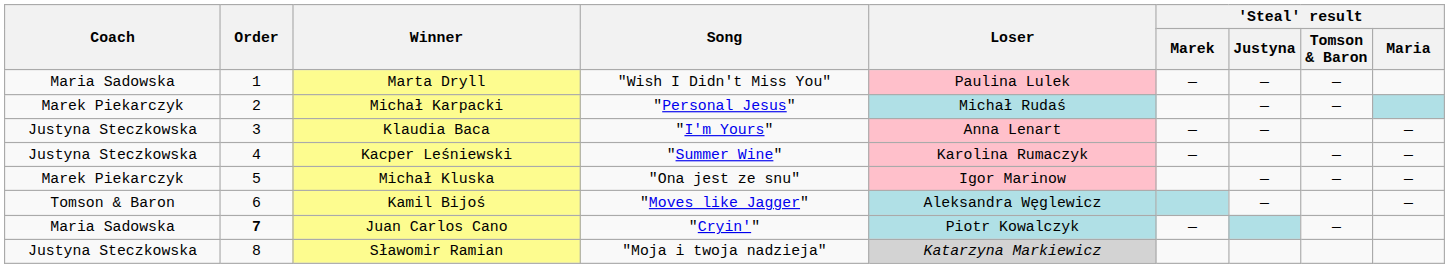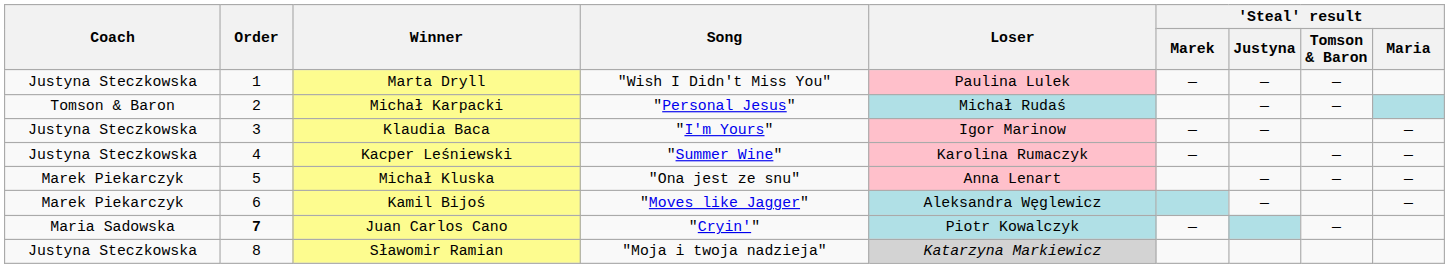(113, 82) Maria Sadowska -> (113, 82) Justyna Steczkowska
(113, 106) Marek Piekarczyk -> (113, 106) Tomson & Baron
(1012, 130) Anna Lenart -> (1012, 130) Igor Marinow
(1012, 179) Igor Marinow -> (1012, 179) Anna Lenart
(113, 203) Tomson & Baron -> (113, 203) Marek Piekarczyk
